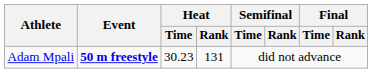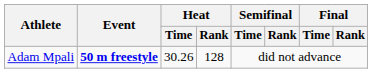(179, 57) 30.23 -> (179, 57) 30.26
(214, 57) 131 -> (214, 57) 128
